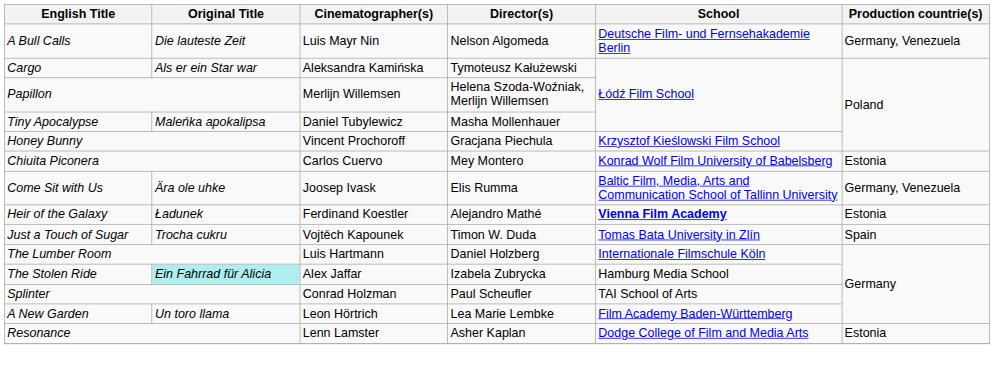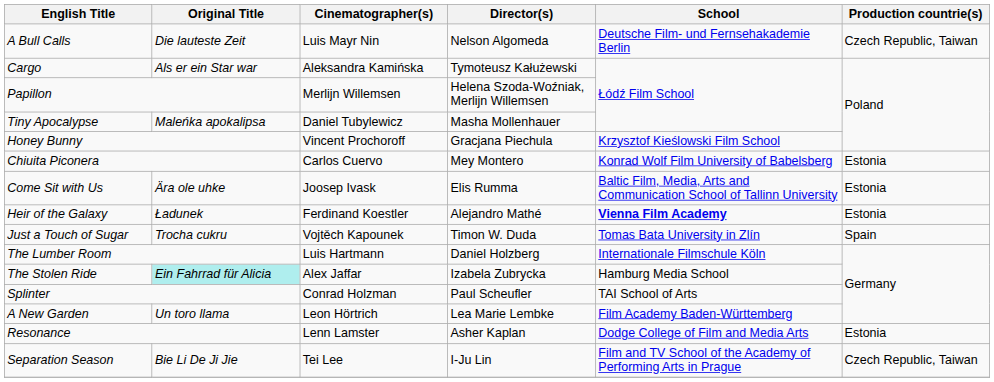(902, 41) Germany, Venezuela -> (911, 41) Czech Republic, Taiwan
(902, 188) Germany, Venezuela -> (865, 188) Estonia
+ row: (60, 360)
